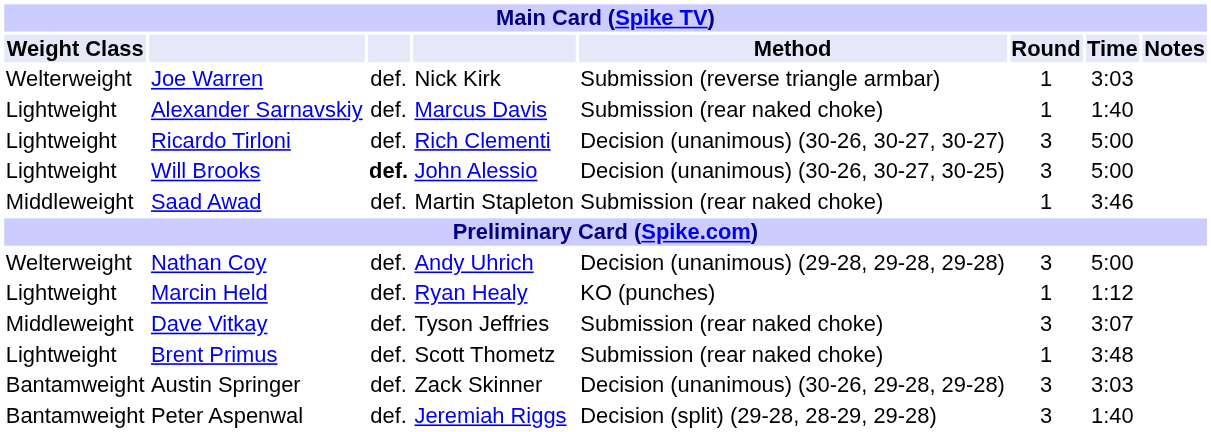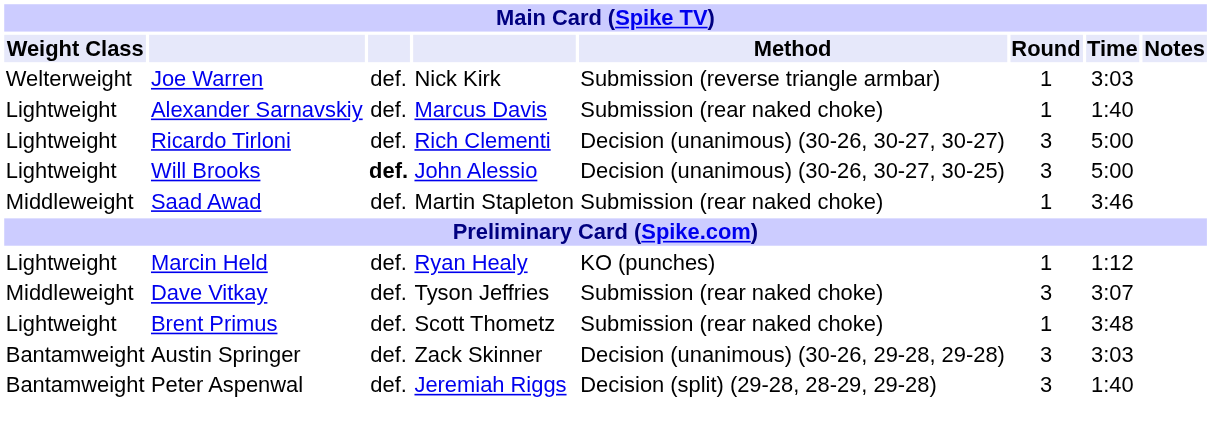- row: (209, 263)
